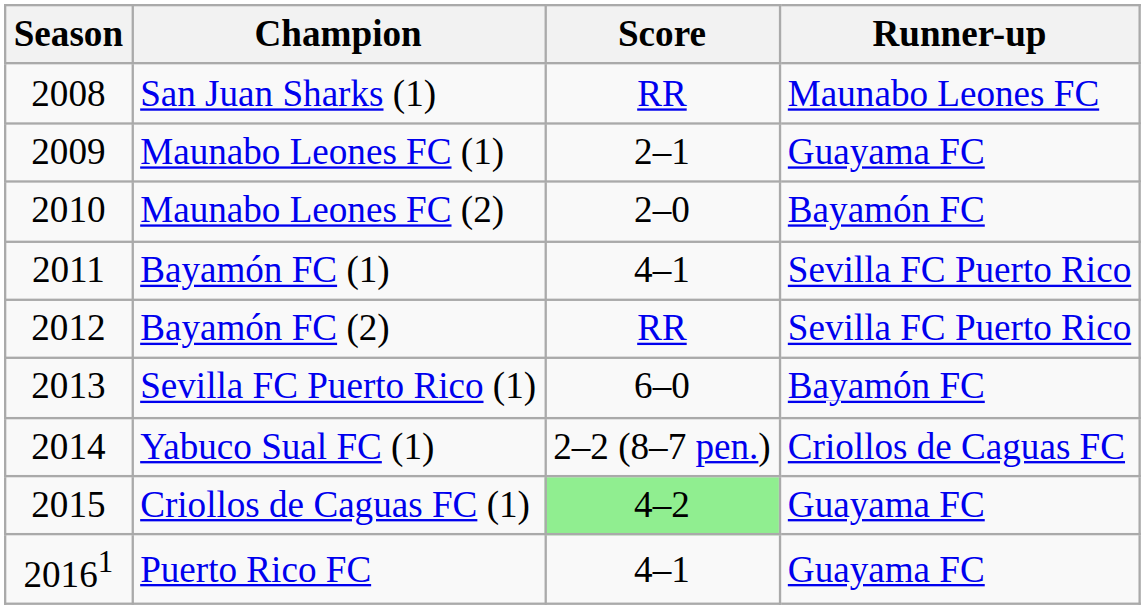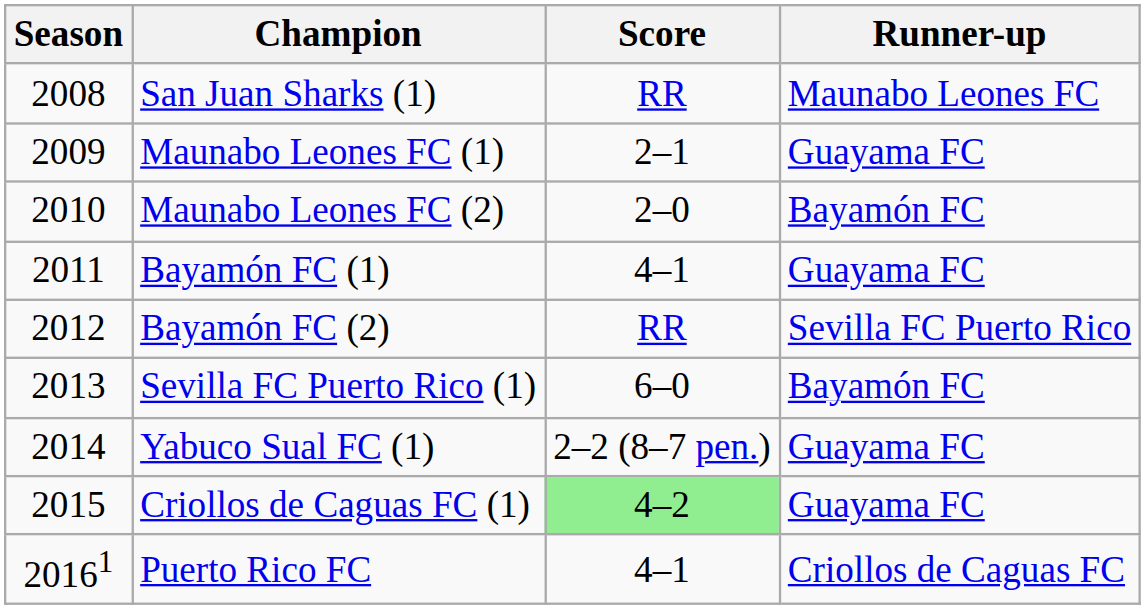(960, 269) Sevilla FC Puerto Rico -> (886, 269) Guayama FC
(956, 446) Criollos de Caguas FC -> (886, 446) Guayama FC
(886, 568) Guayama FC -> (956, 568) Criollos de Caguas FC
